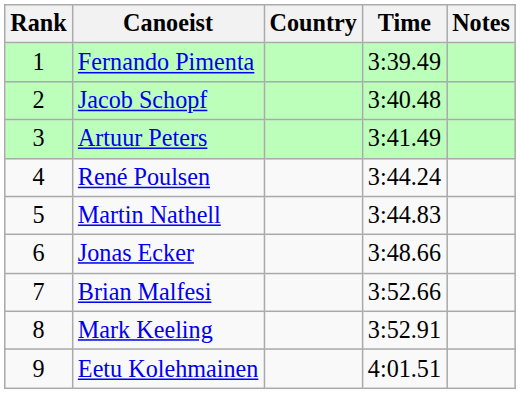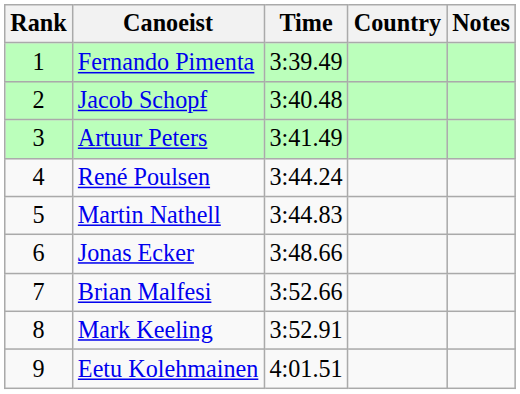columns swapped: (313, 23) <-> (404, 23)
